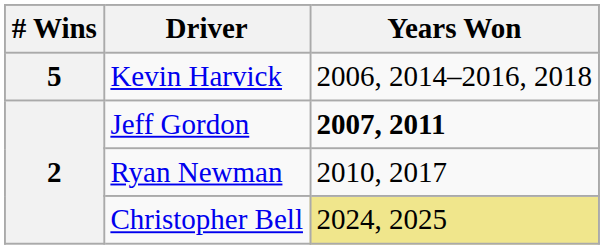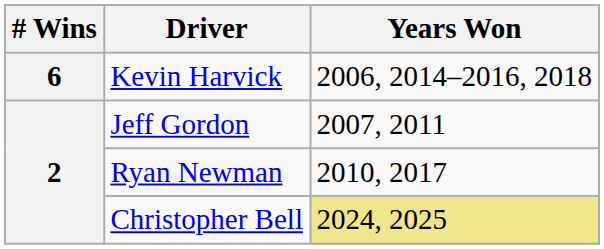(54, 76) 5 -> (54, 76) 6
(381, 124) bold -> (381, 124) normal
